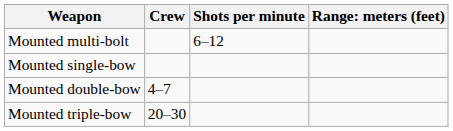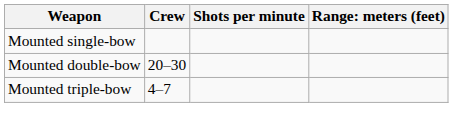- row: (68, 41)
(159, 89) 4–7 -> (167, 65) 20–30
(167, 114) 20–30 -> (159, 89) 4–7
